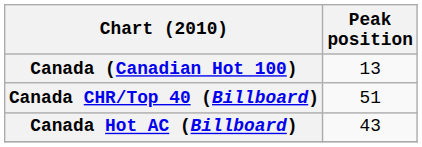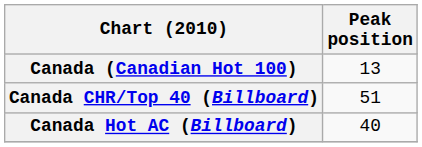(370, 127) 43 -> (370, 127) 40
